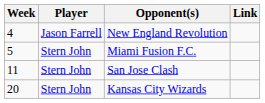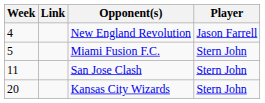columns swapped: (71, 13) <-> (245, 13)
